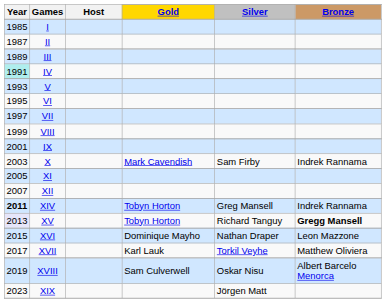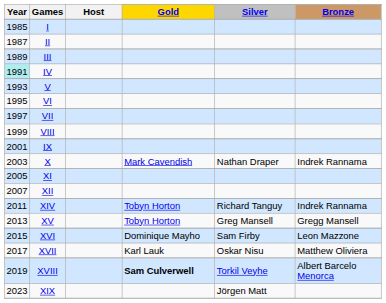(238, 161) Sam Firby -> (248, 161) Nathan Draper
(17, 206) bold -> (17, 206) normal
(245, 206) Greg Mansell -> (249, 206) Richard Tanguy
(17, 221) lavender background -> (17, 221) no background
(249, 221) Richard Tanguy -> (245, 221) Greg Mansell
(330, 221) bold -> (328, 221) normal
(248, 236) Nathan Draper -> (238, 236) Sam Firby
(242, 251) Torkil Veyhe -> (240, 251) Oskar Nisu
(157, 271) normal -> (159, 271) bold
(240, 271) Oskar Nisu -> (242, 271) Torkil Veyhe
